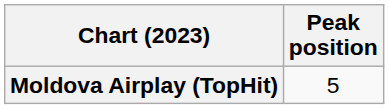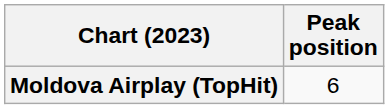(333, 84) 5 -> (333, 84) 6
